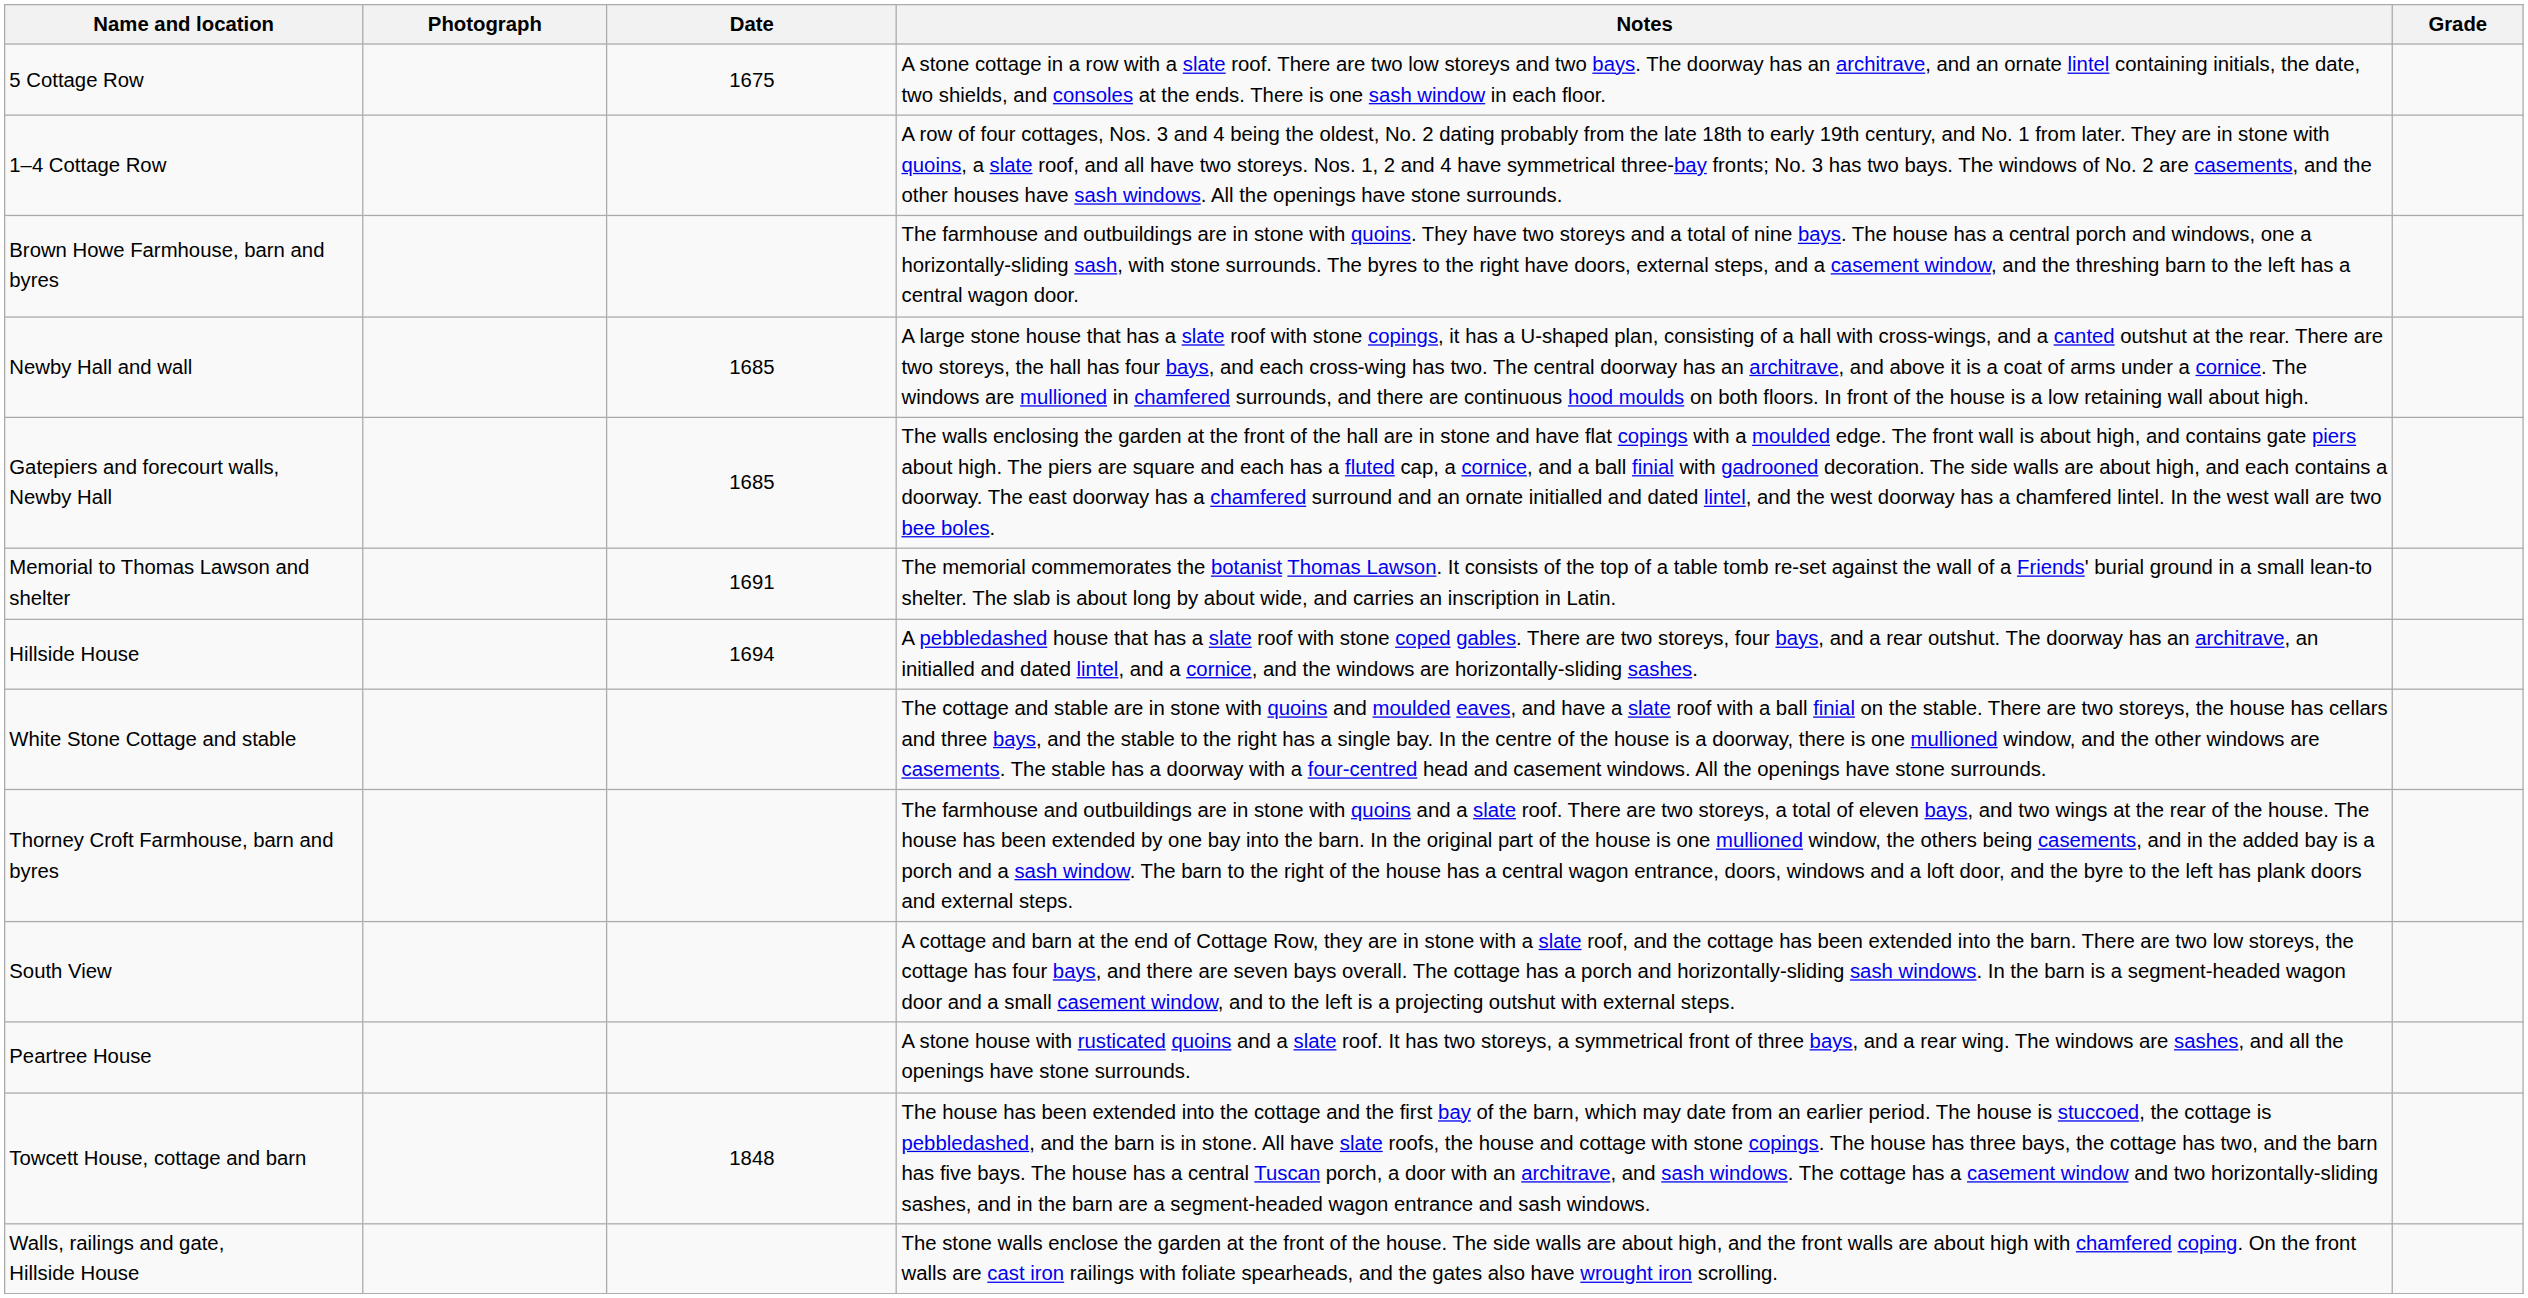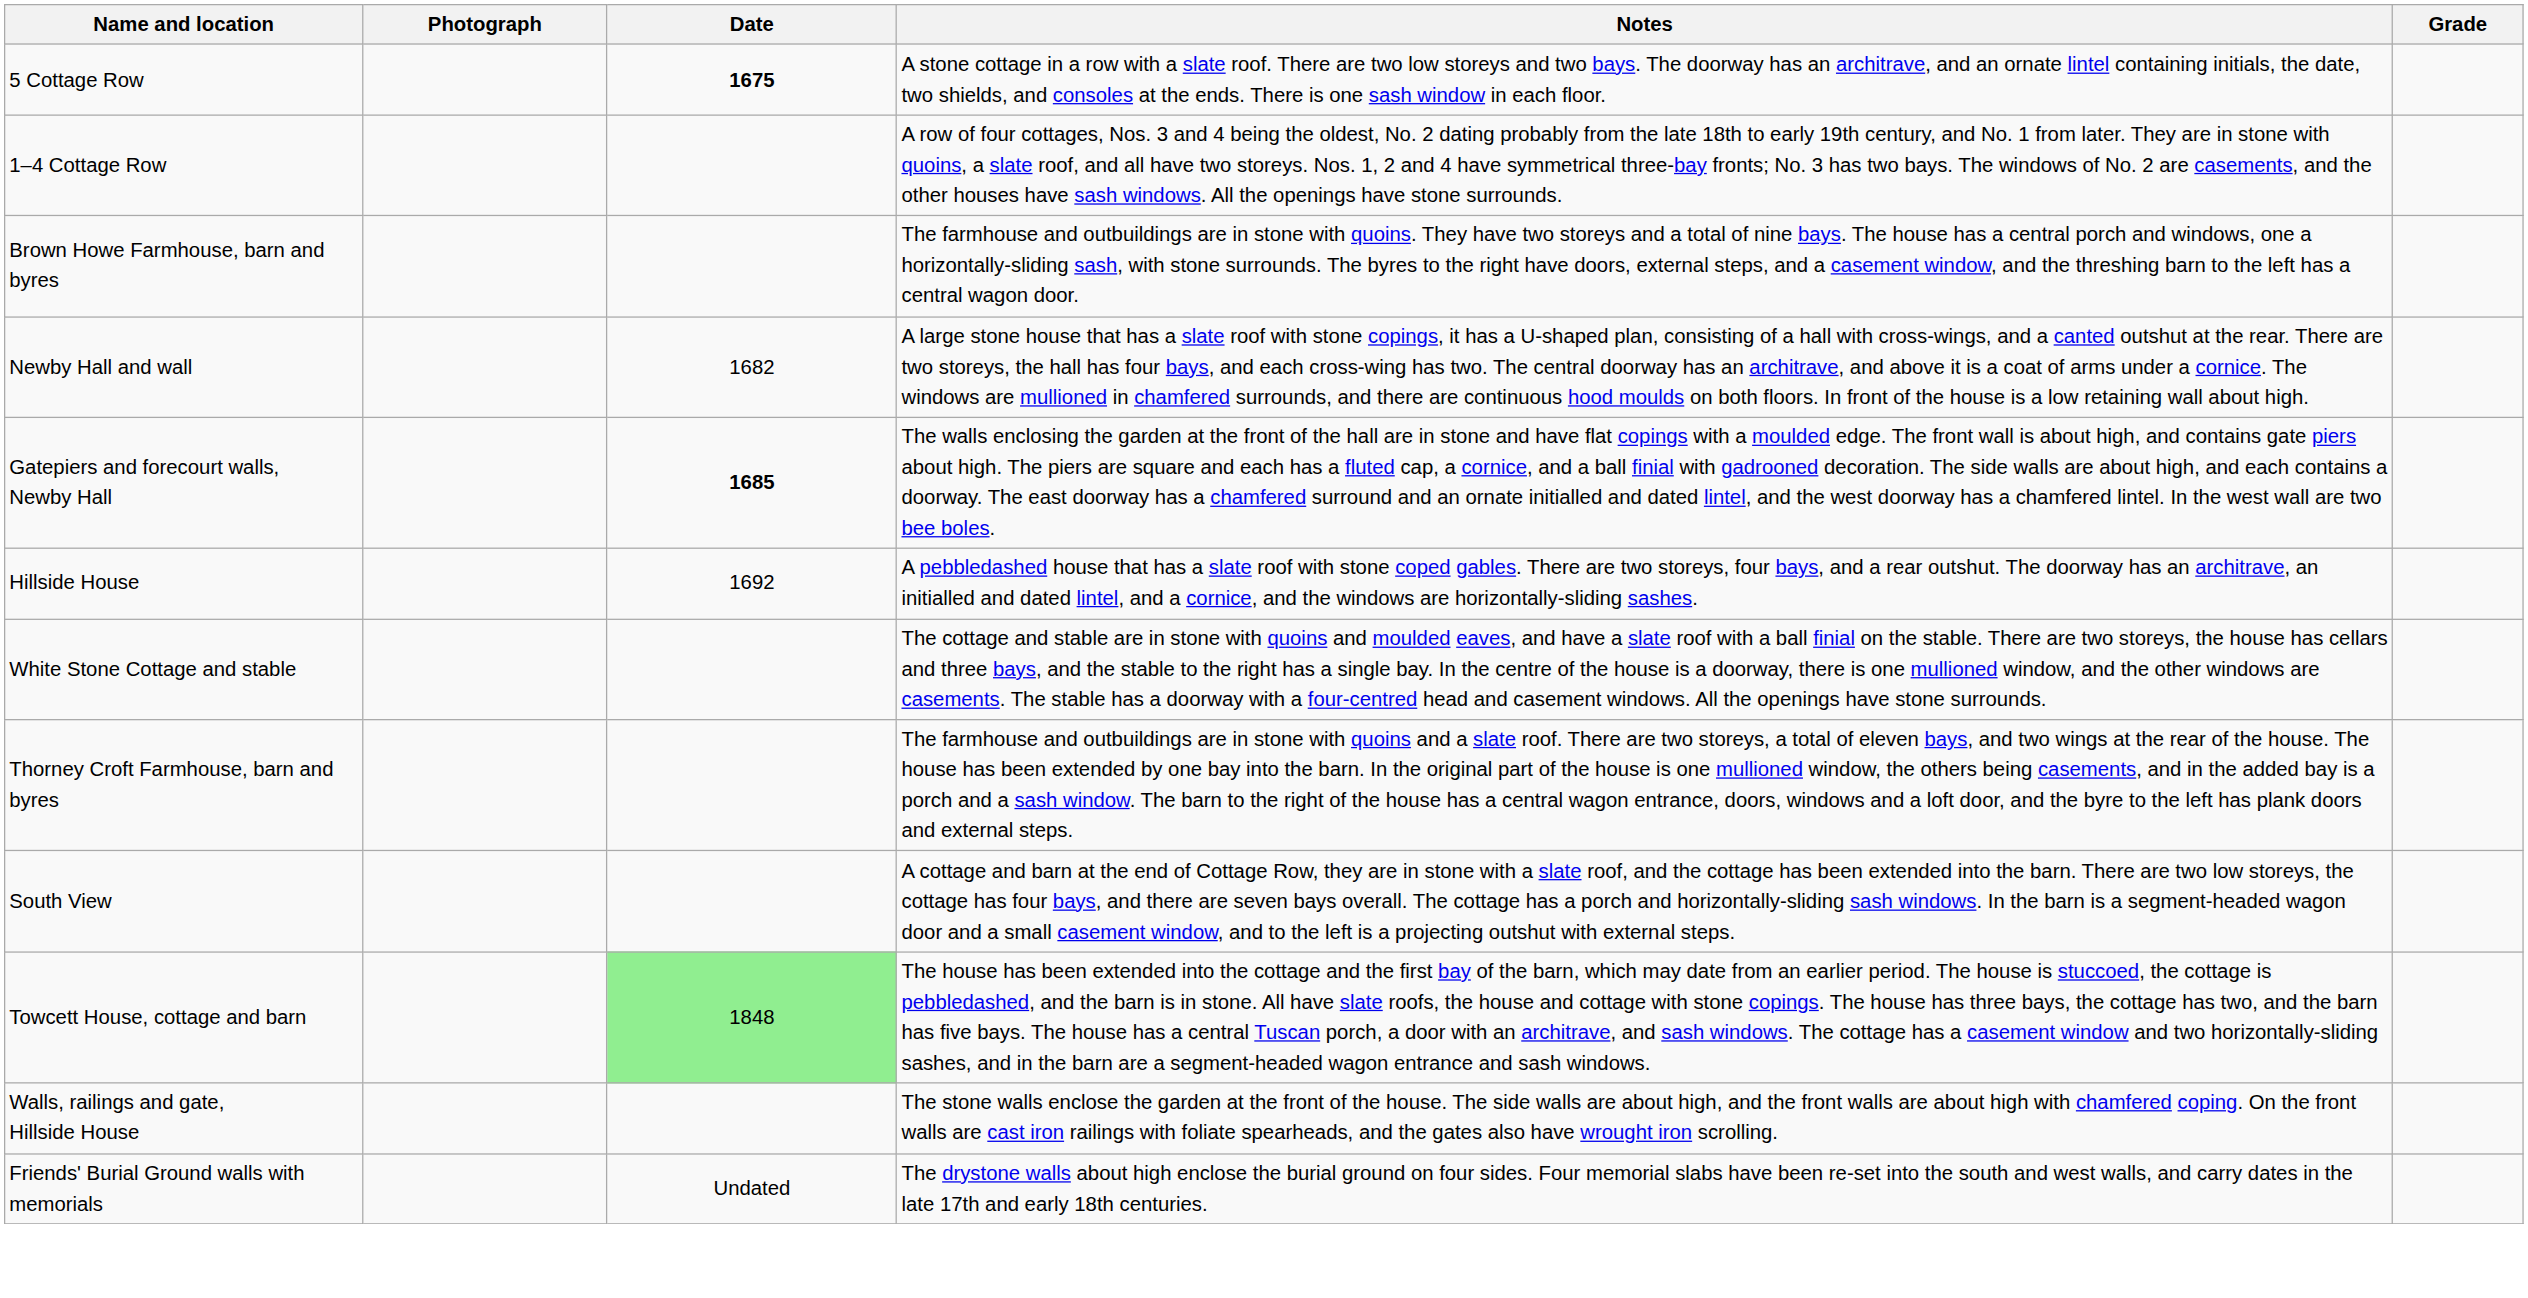(752, 79) normal -> (752, 79) bold
(752, 366) 1685 -> (752, 366) 1682
(752, 482) normal -> (752, 482) bold
- row: (159, 583)
(752, 653) 1694 -> (752, 583) 1692
- row: (80, 1057)
(752, 1157) no background -> (752, 1017) lightgreen background
+ row: (157, 1188)
